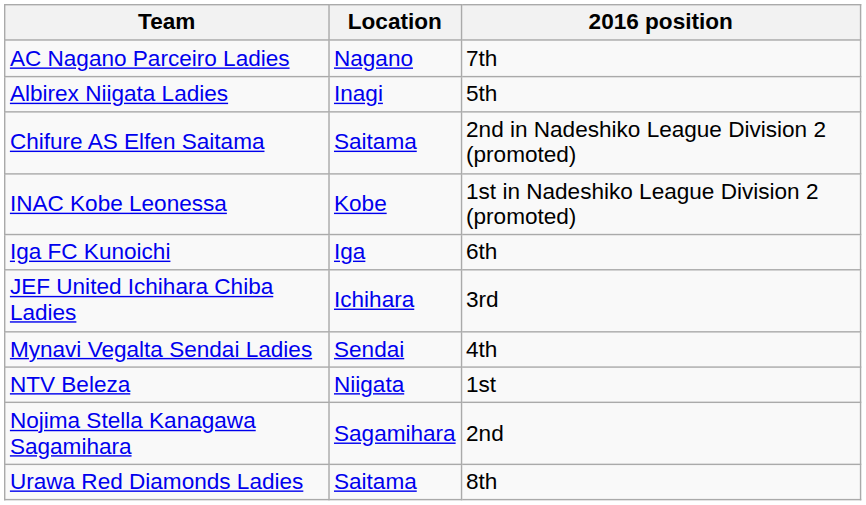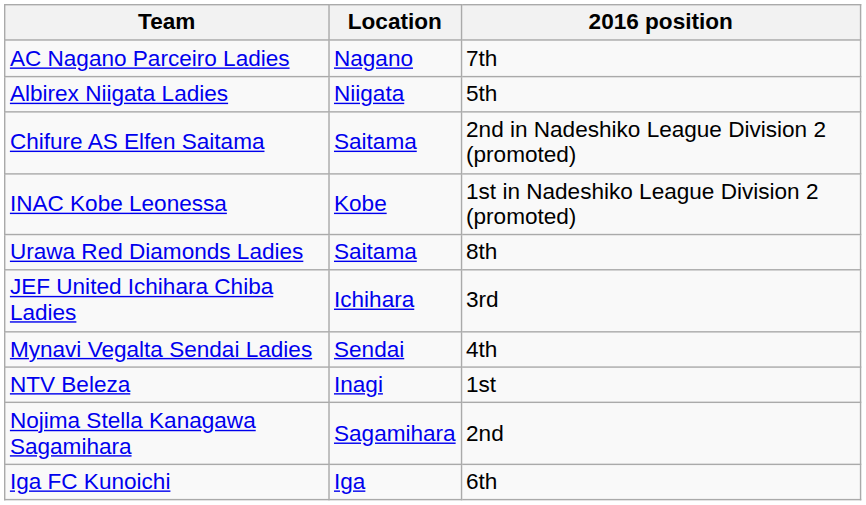(358, 93) Inagi -> (369, 93) Niigata
rows swapped: (90, 252) <-> (157, 481)
(369, 384) Niigata -> (358, 384) Inagi
